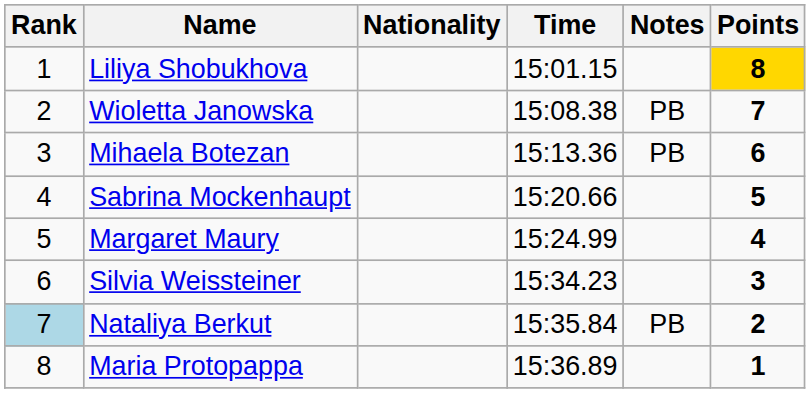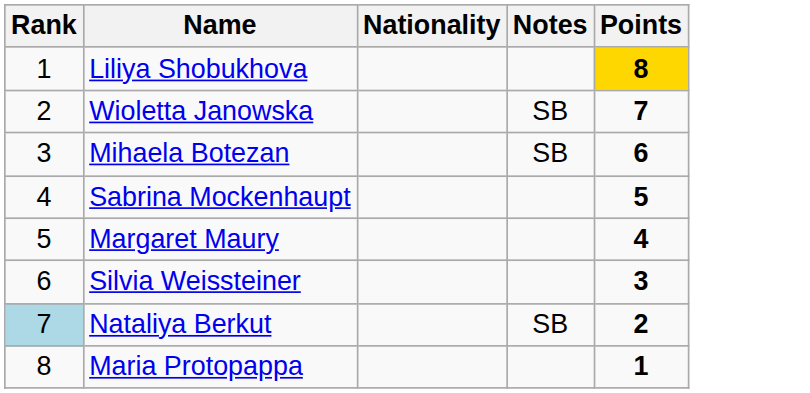- column: (565, 25)
(667, 111) PB -> (550, 111) SB
(667, 153) PB -> (550, 153) SB
(667, 324) PB -> (550, 324) SB
